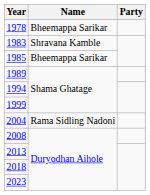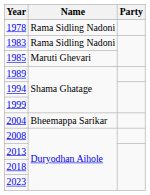(69, 27) Bheemappa Sarikar -> (73, 27) Rama Sidling Nadoni
(65, 43) Shravana Kamble -> (73, 43) Rama Sidling Nadoni
(69, 58) Bheemappa Sarikar -> (61, 58) Maruti Ghevari
(73, 120) Rama Sidling Nadoni -> (69, 120) Bheemappa Sarikar
